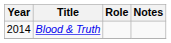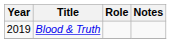(19, 30) 2014 -> (19, 30) 2019
